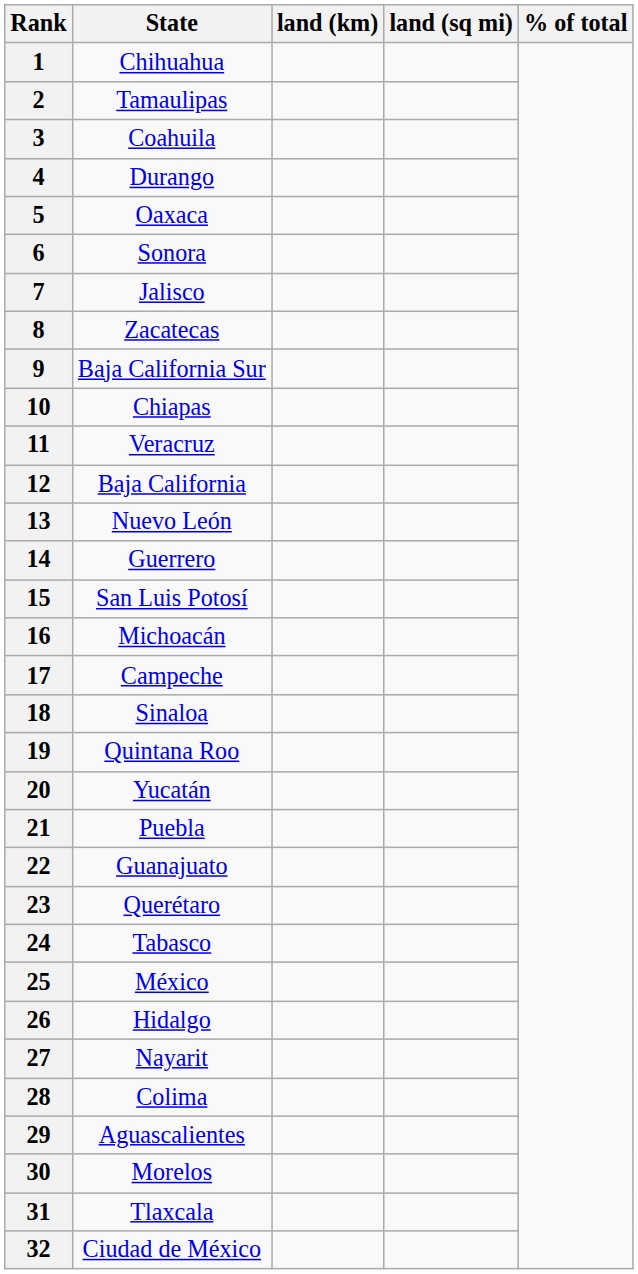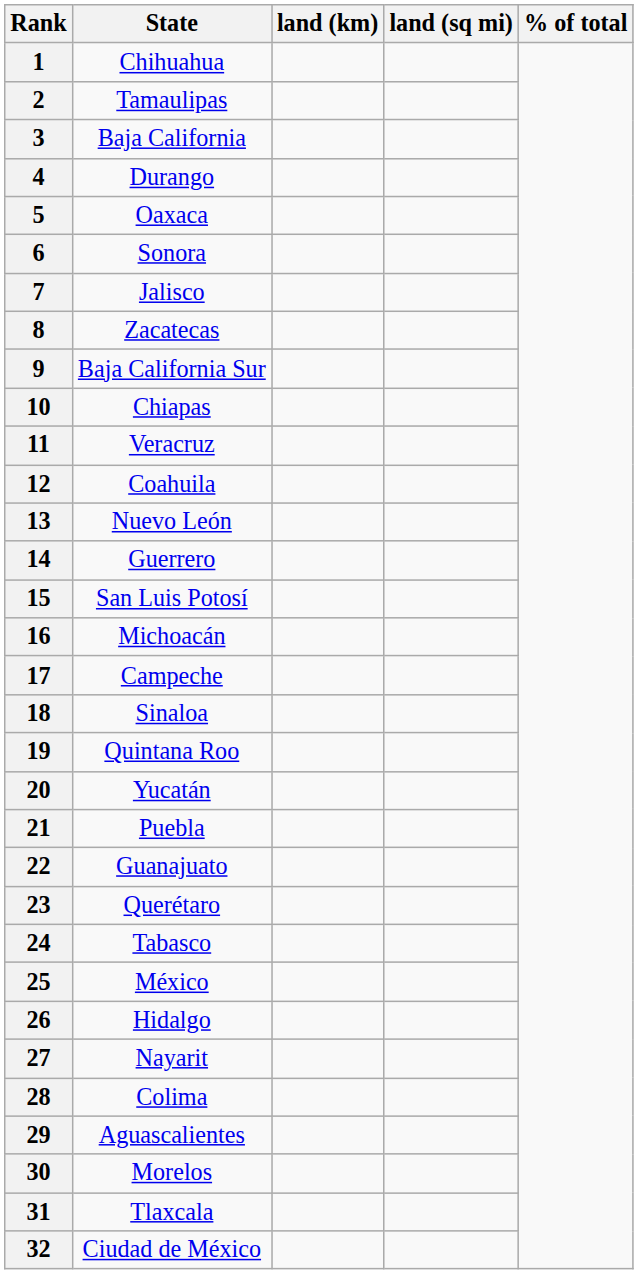(172, 138) Coahuila -> (172, 138) Baja California
(172, 483) Baja California -> (172, 483) Coahuila
